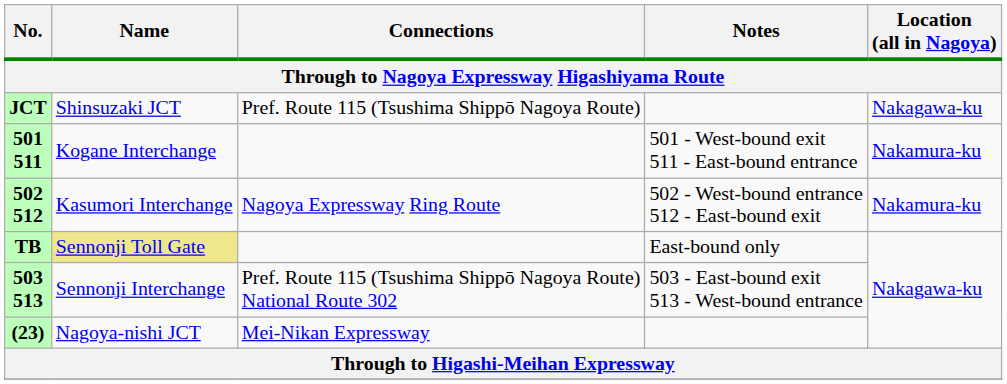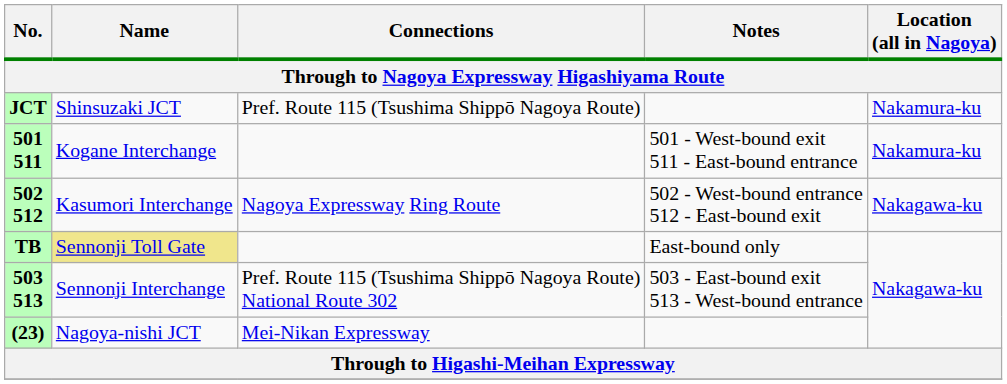(927, 107) Nakagawa-ku -> (927, 107) Nakamura-ku
(927, 204) Nakamura-ku -> (927, 204) Nakagawa-ku
